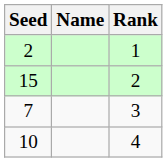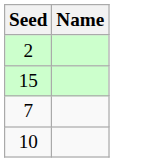- column: (136, 19)
